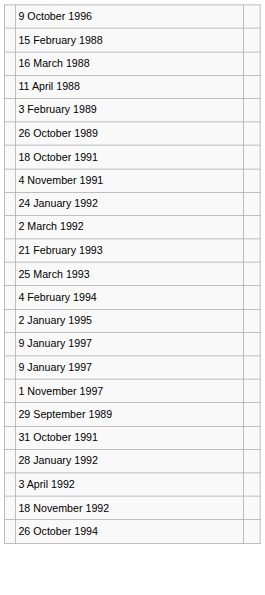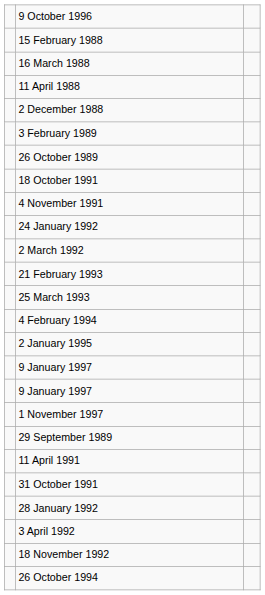+ row: (10, 110)
+ row: (10, 461)
